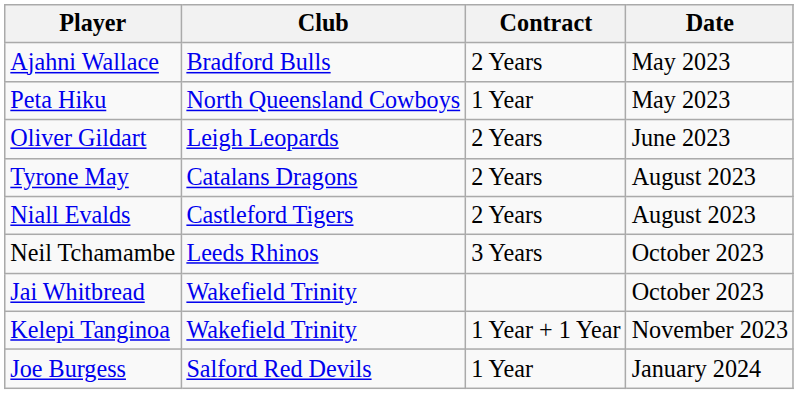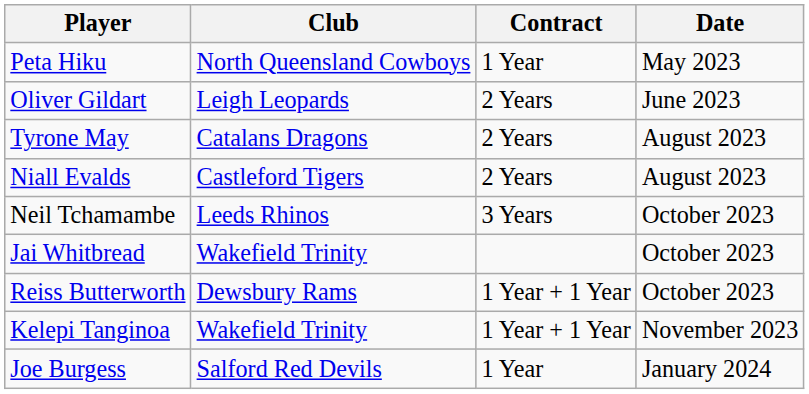- row: (85, 61)
+ row: (98, 291)
